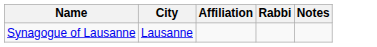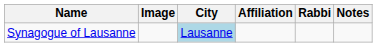+ column: (158, 13)
(167, 32) no background -> (207, 32) lightblue background
